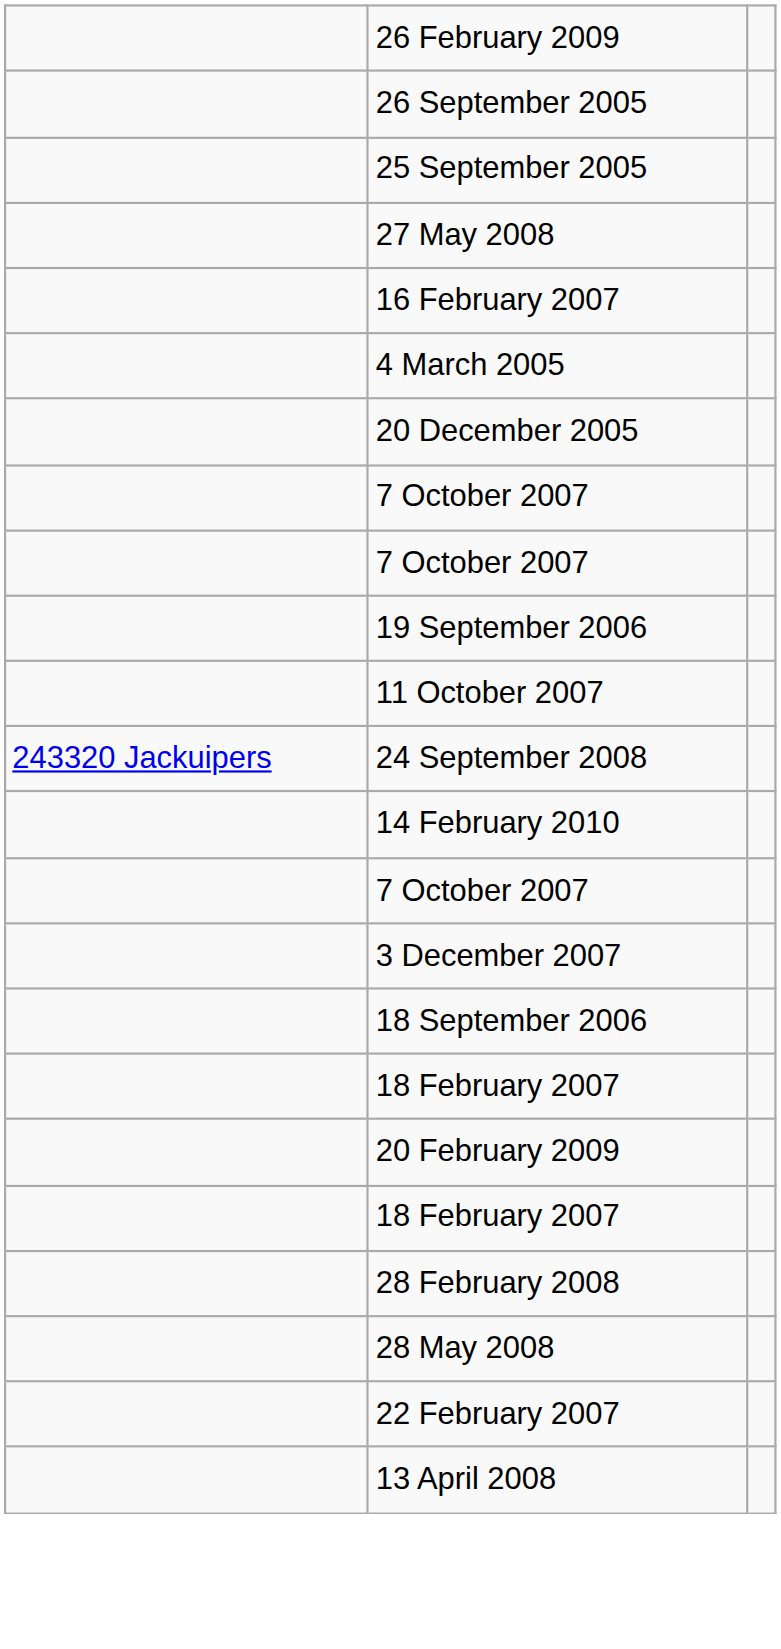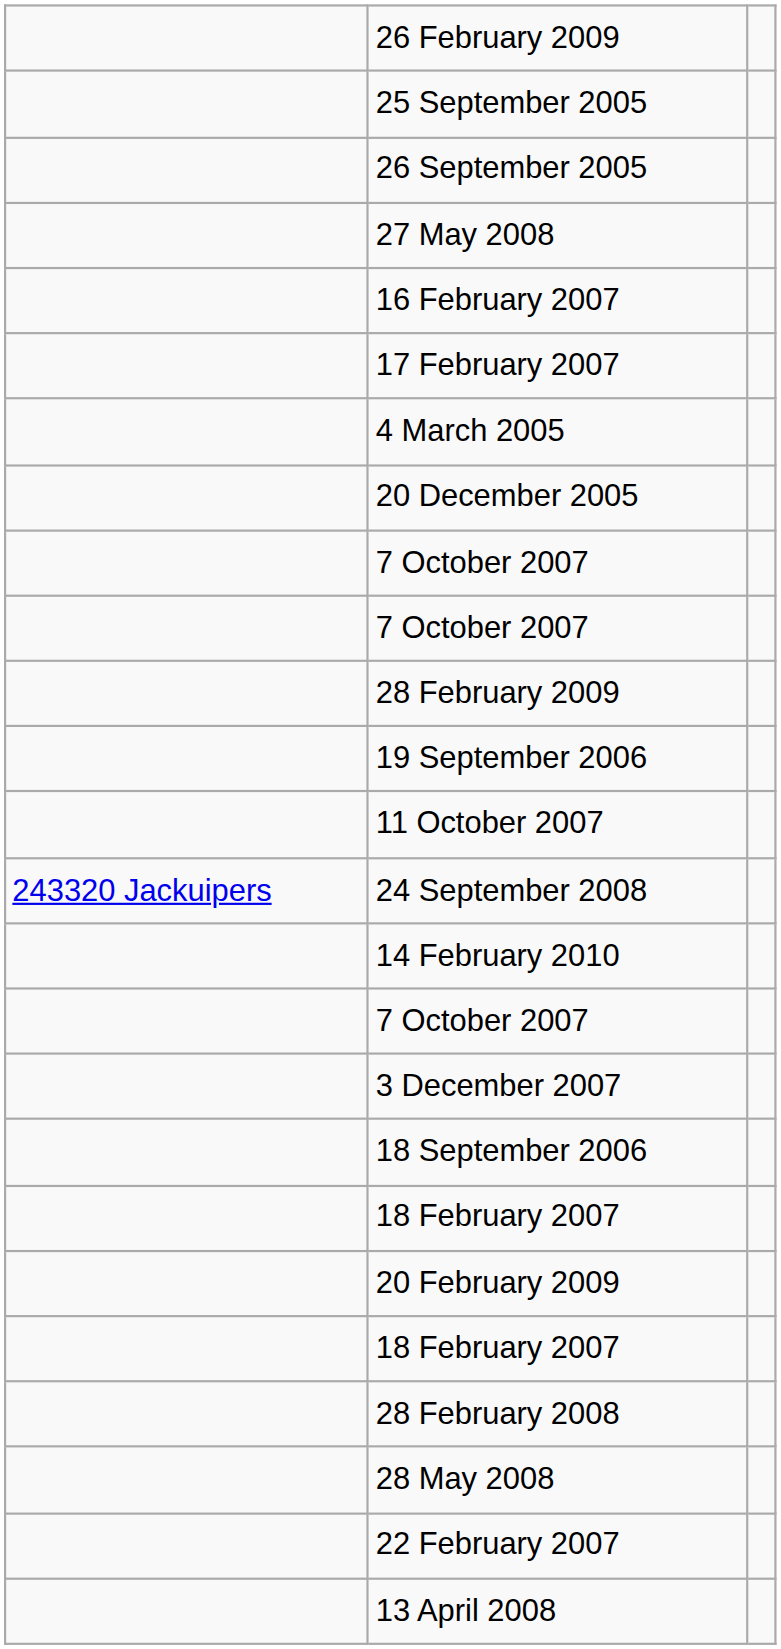rows swapped: (187, 104) <-> (187, 170)
+ row: (187, 366)
+ row: (187, 694)
